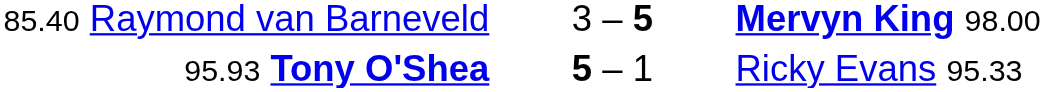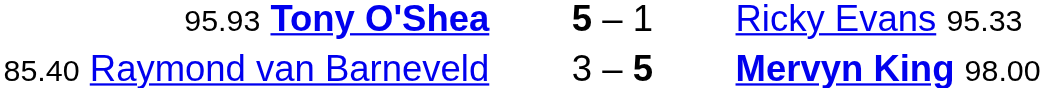rows swapped: (337, 68) <-> (246, 18)
